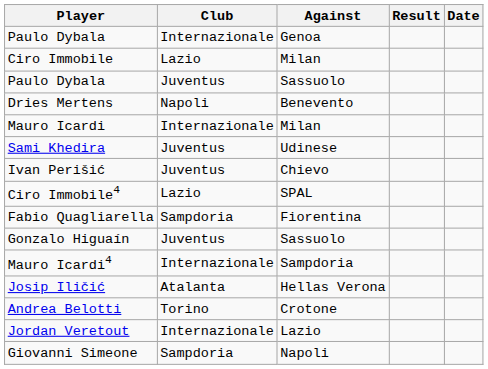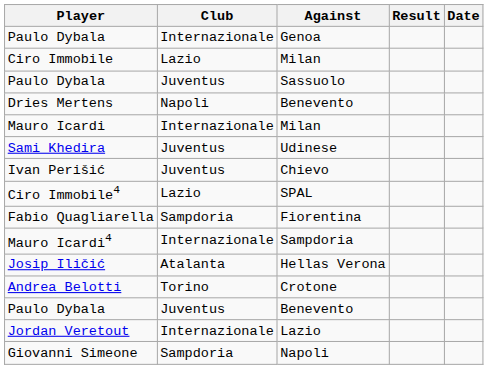- row: (69, 239)
+ row: (56, 309)
